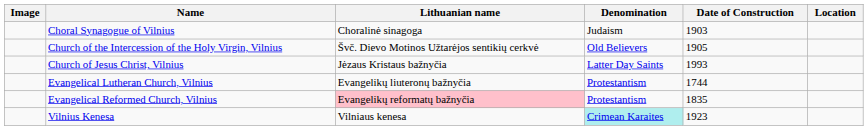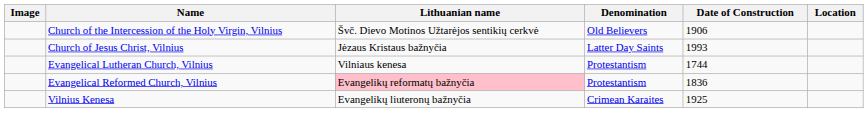- row: (111, 30)
(697, 47) 1905 -> (697, 30) 1906
(404, 82) Evangelikų liuteronų bažnyčia -> (372, 64) Vilniaus kenesa
(697, 99) 1835 -> (697, 82) 1836
(372, 116) Vilniaus kenesa -> (404, 99) Evangelikų liuteronų bažnyčia
(625, 116) paleturquoise background -> (625, 99) no background
(697, 116) 1923 -> (697, 99) 1925
